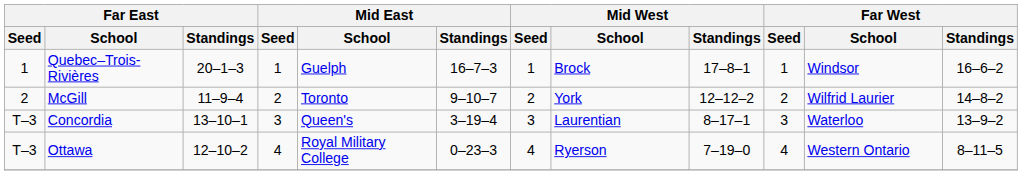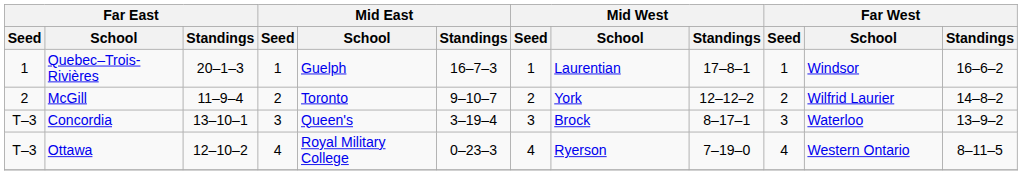(572, 68) Brock -> (587, 68) Laurentian
(587, 120) Laurentian -> (572, 120) Brock
